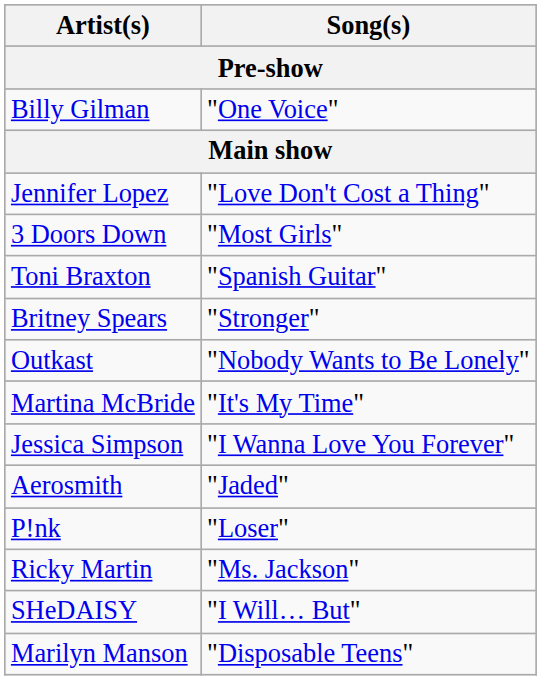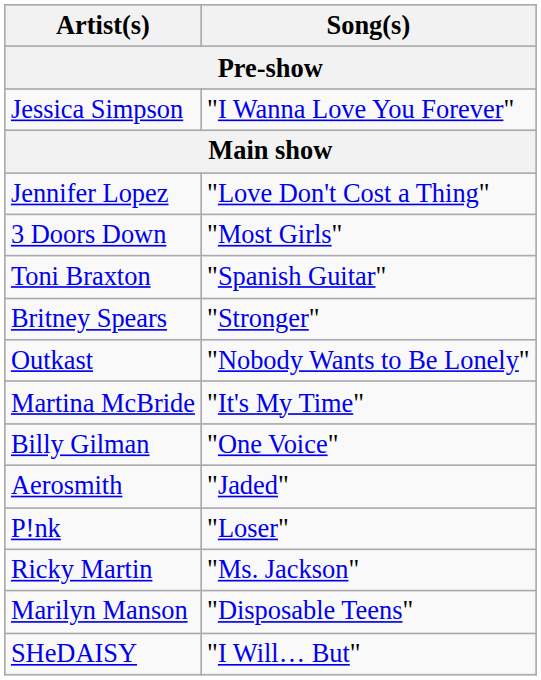rows swapped: (80, 109) <-> (97, 444)
rows swapped: (74, 611) <-> (99, 653)
